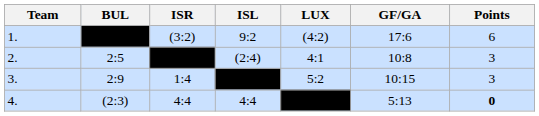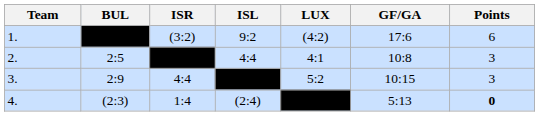(248, 57) (2:4) -> (248, 57) 4:4
(182, 79) 1:4 -> (182, 79) 4:4
(182, 100) 4:4 -> (182, 100) 1:4
(248, 100) 4:4 -> (248, 100) (2:4)
